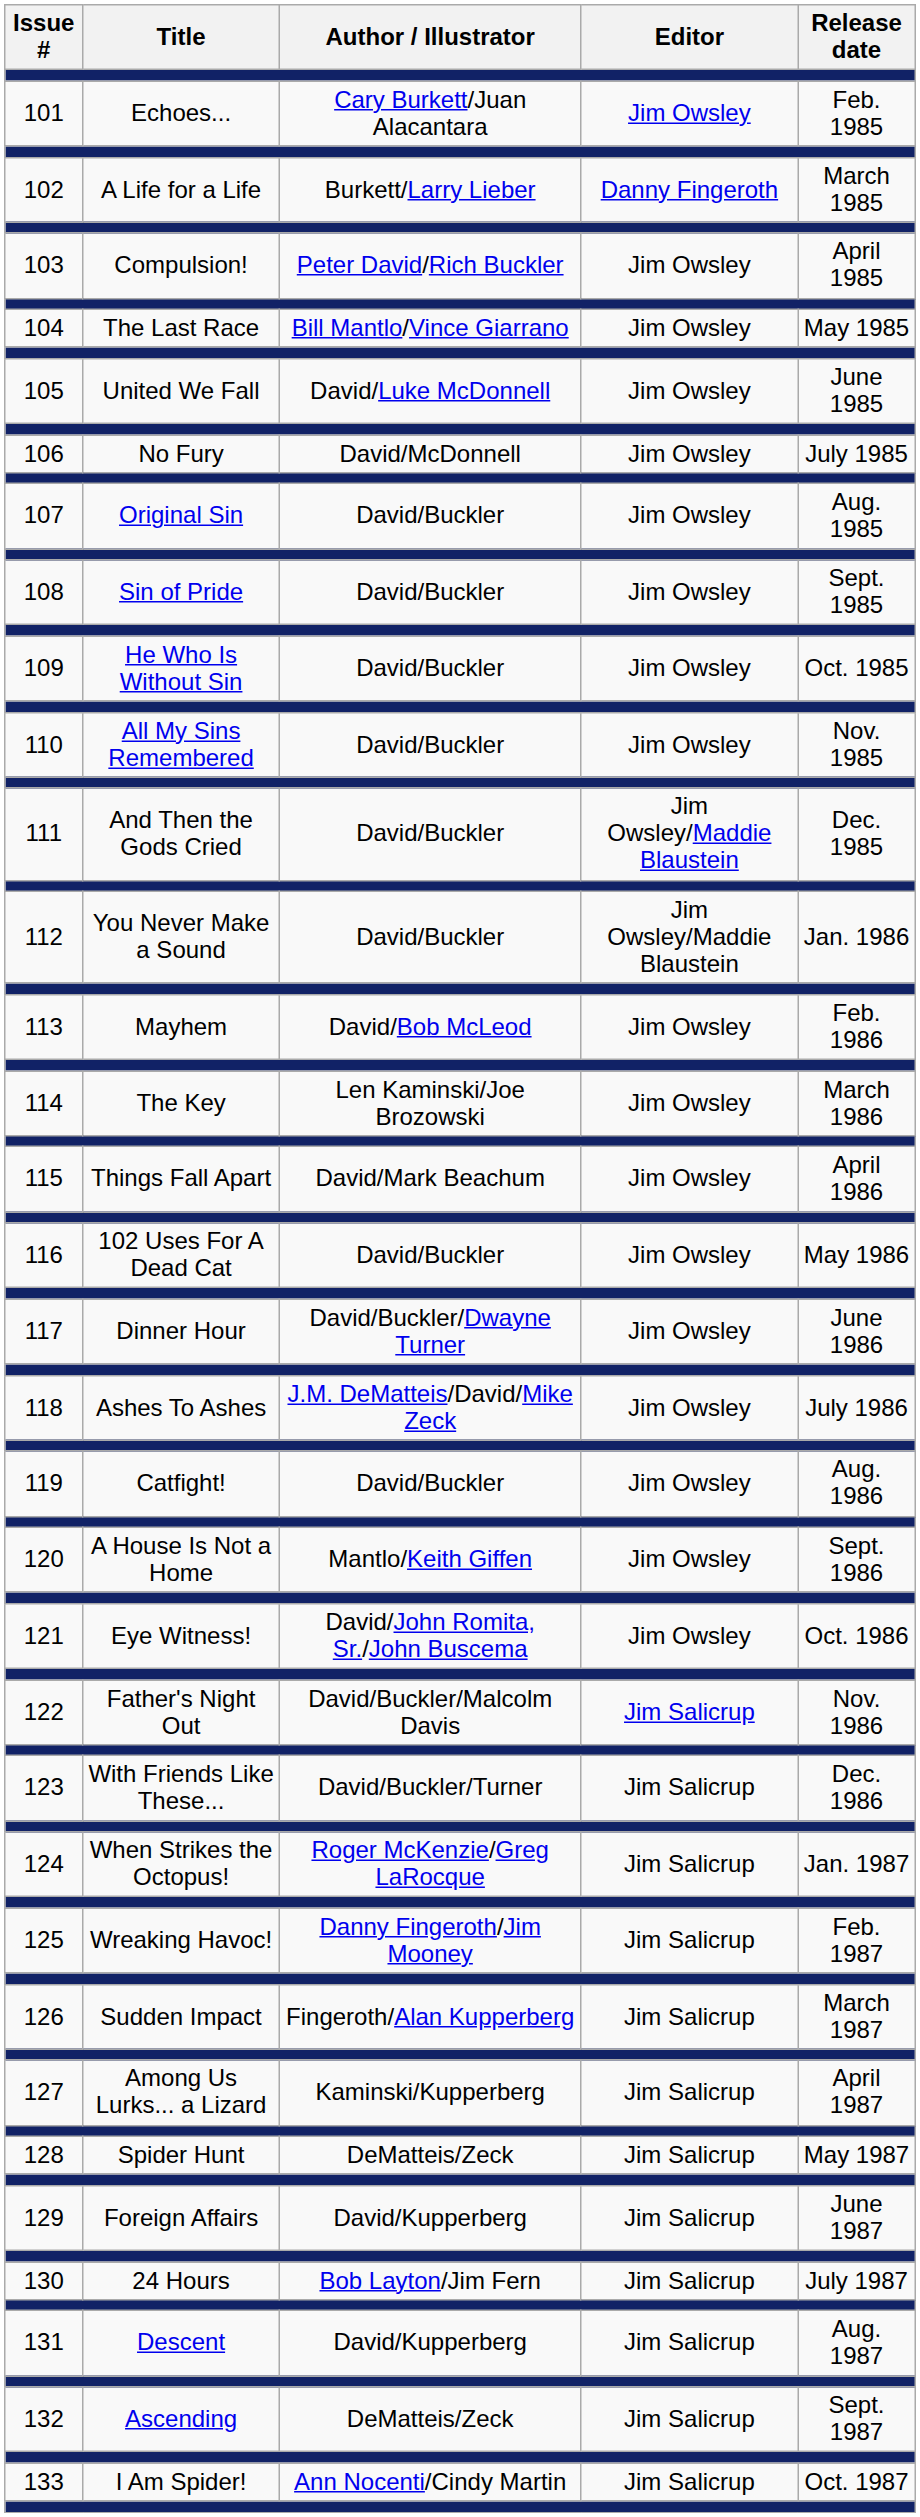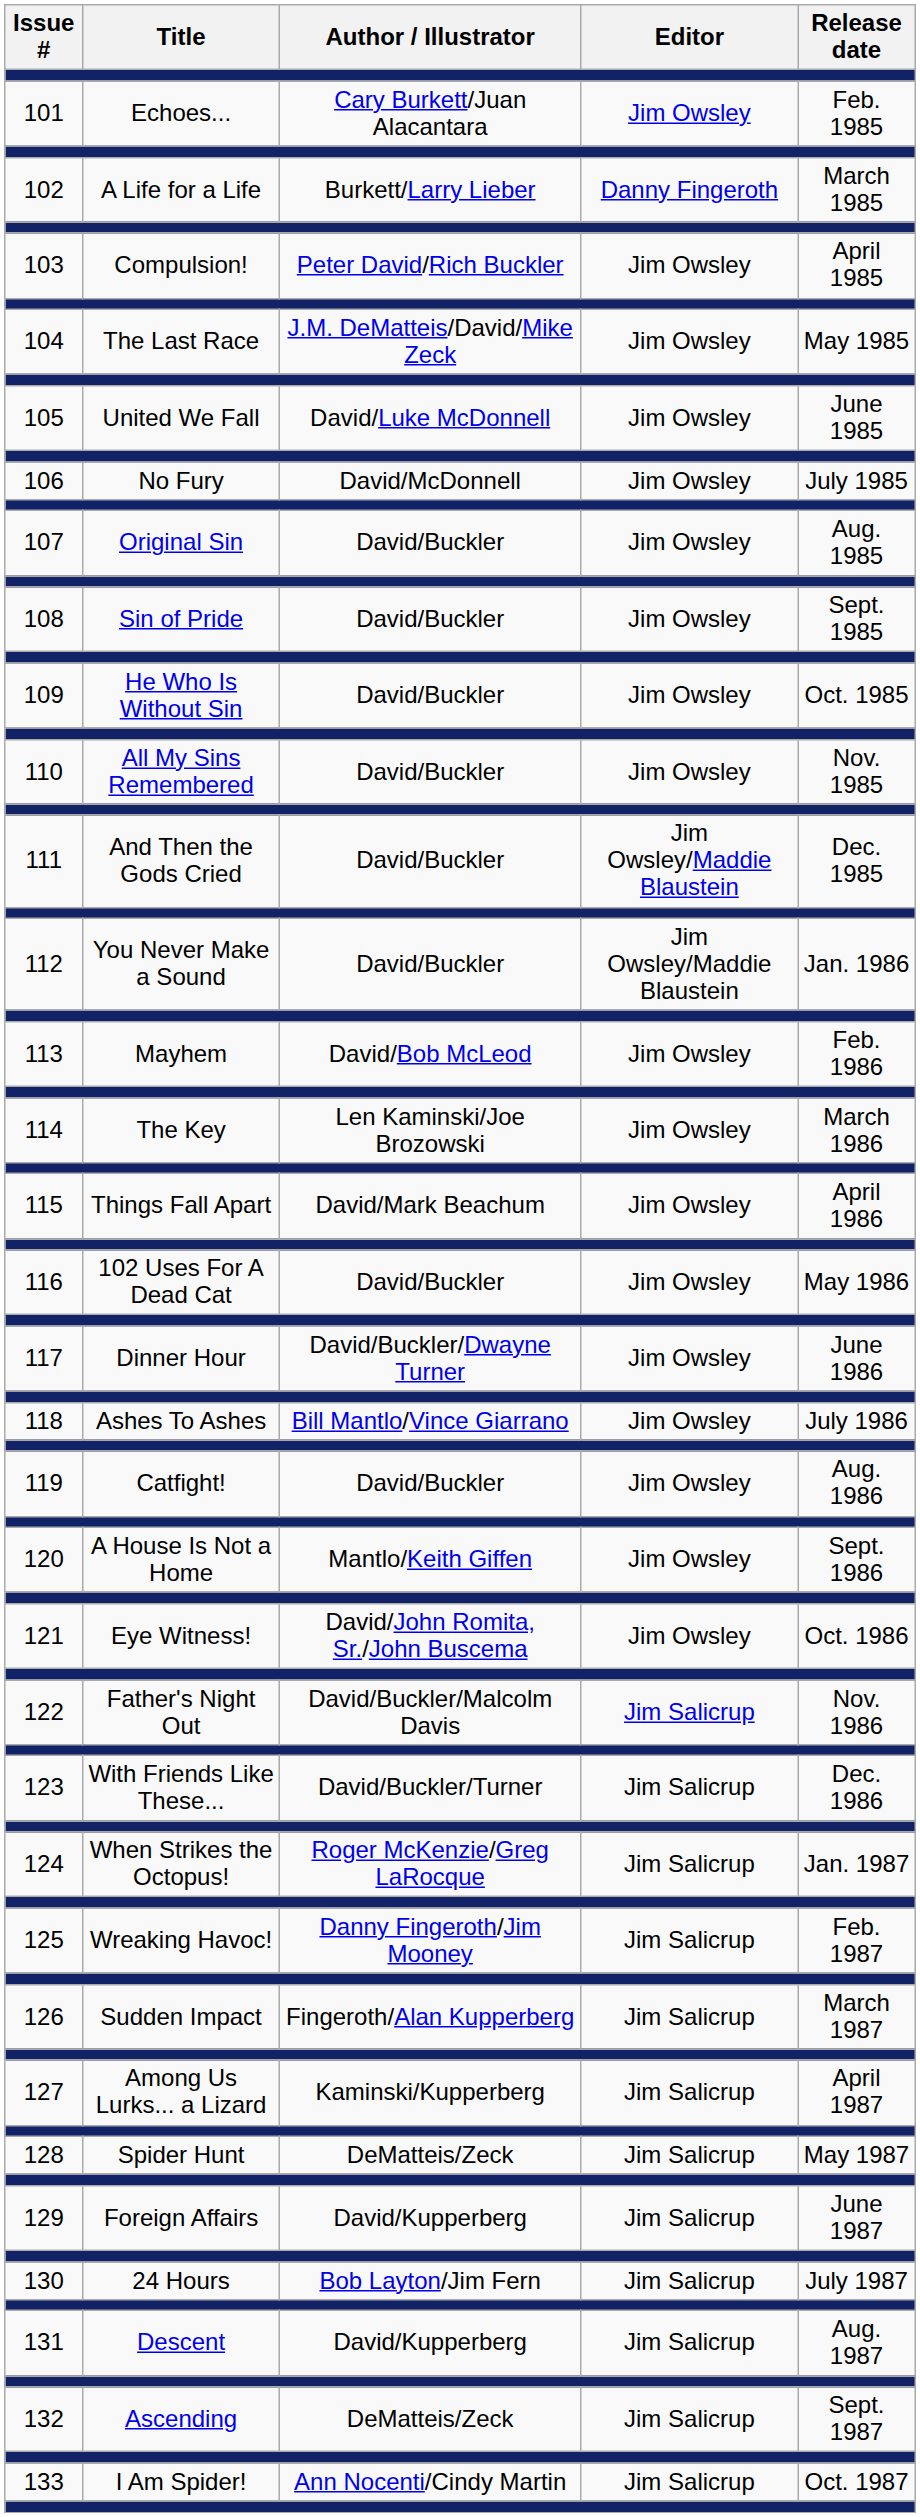(430, 328) Bill Mantlo/Vince Giarrano -> (430, 341) J.M. DeMatteis/David/Mike Zeck
(430, 1407) J.M. DeMatteis/David/Mike Zeck -> (430, 1420) Bill Mantlo/Vince Giarrano
